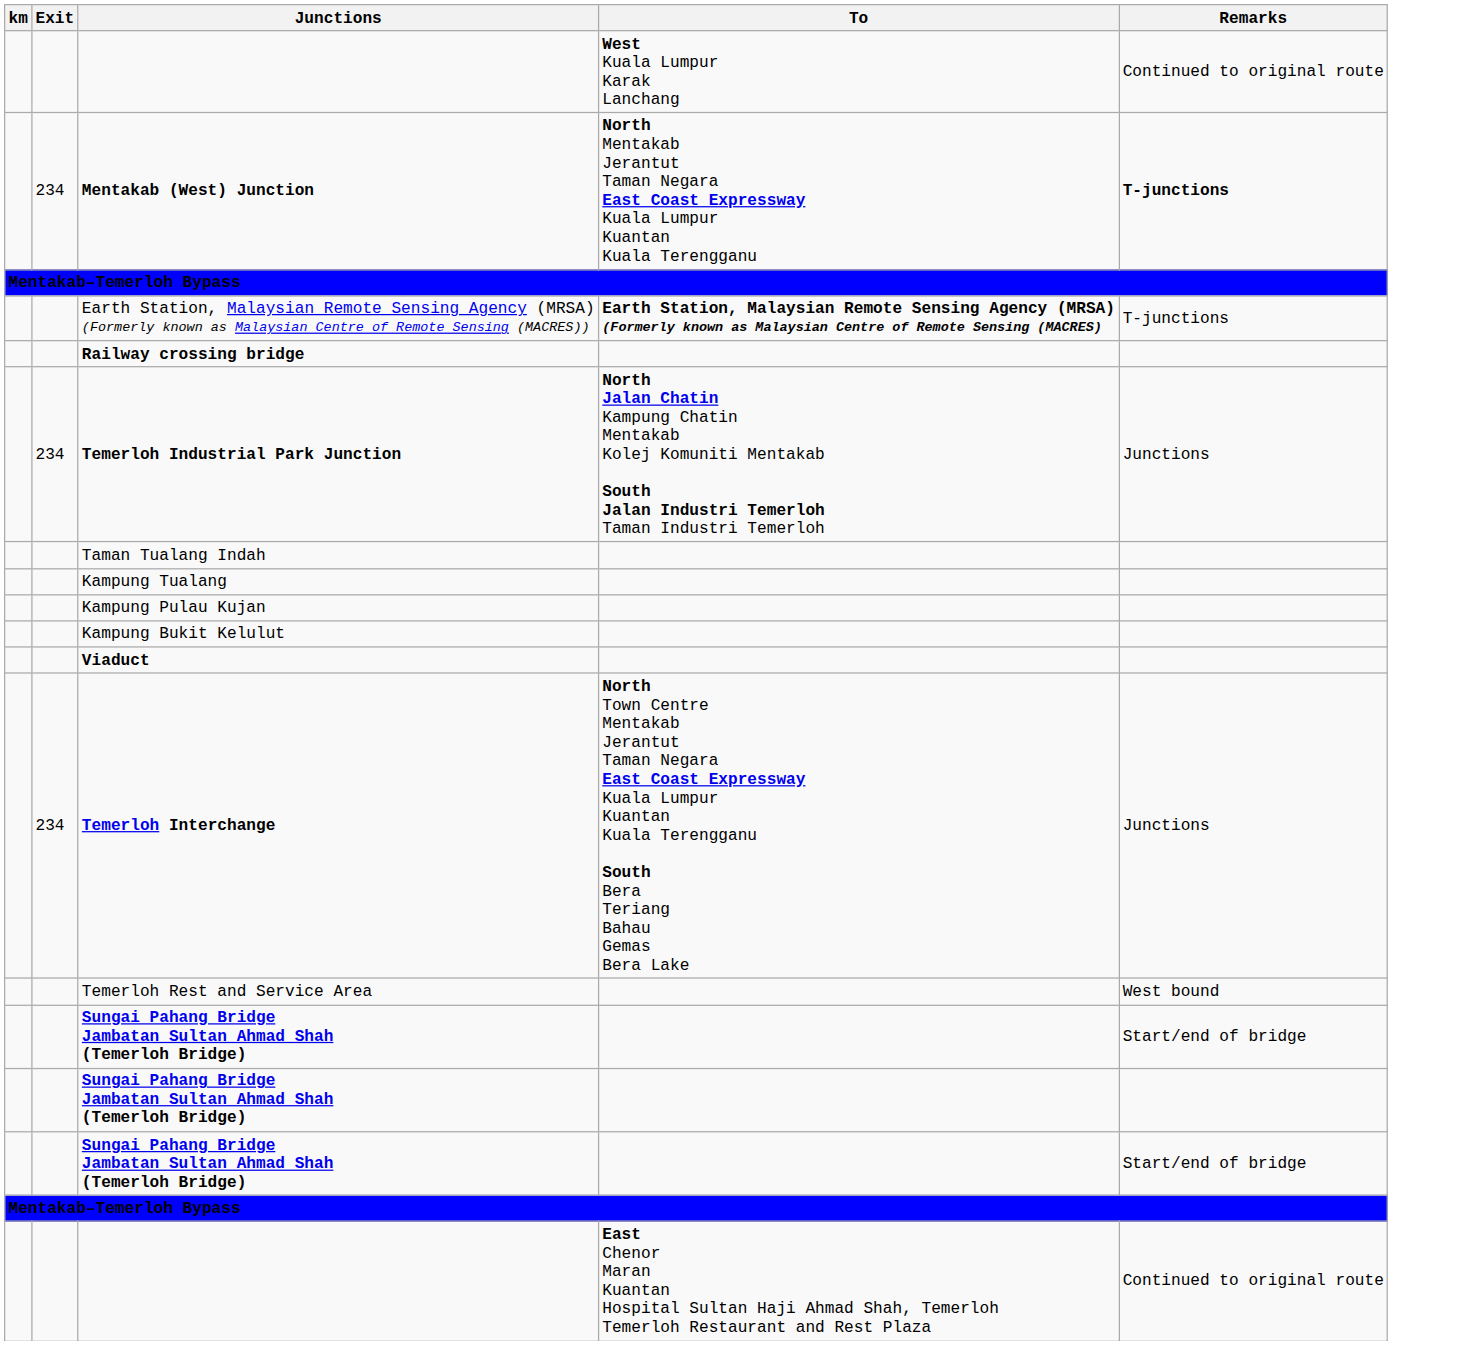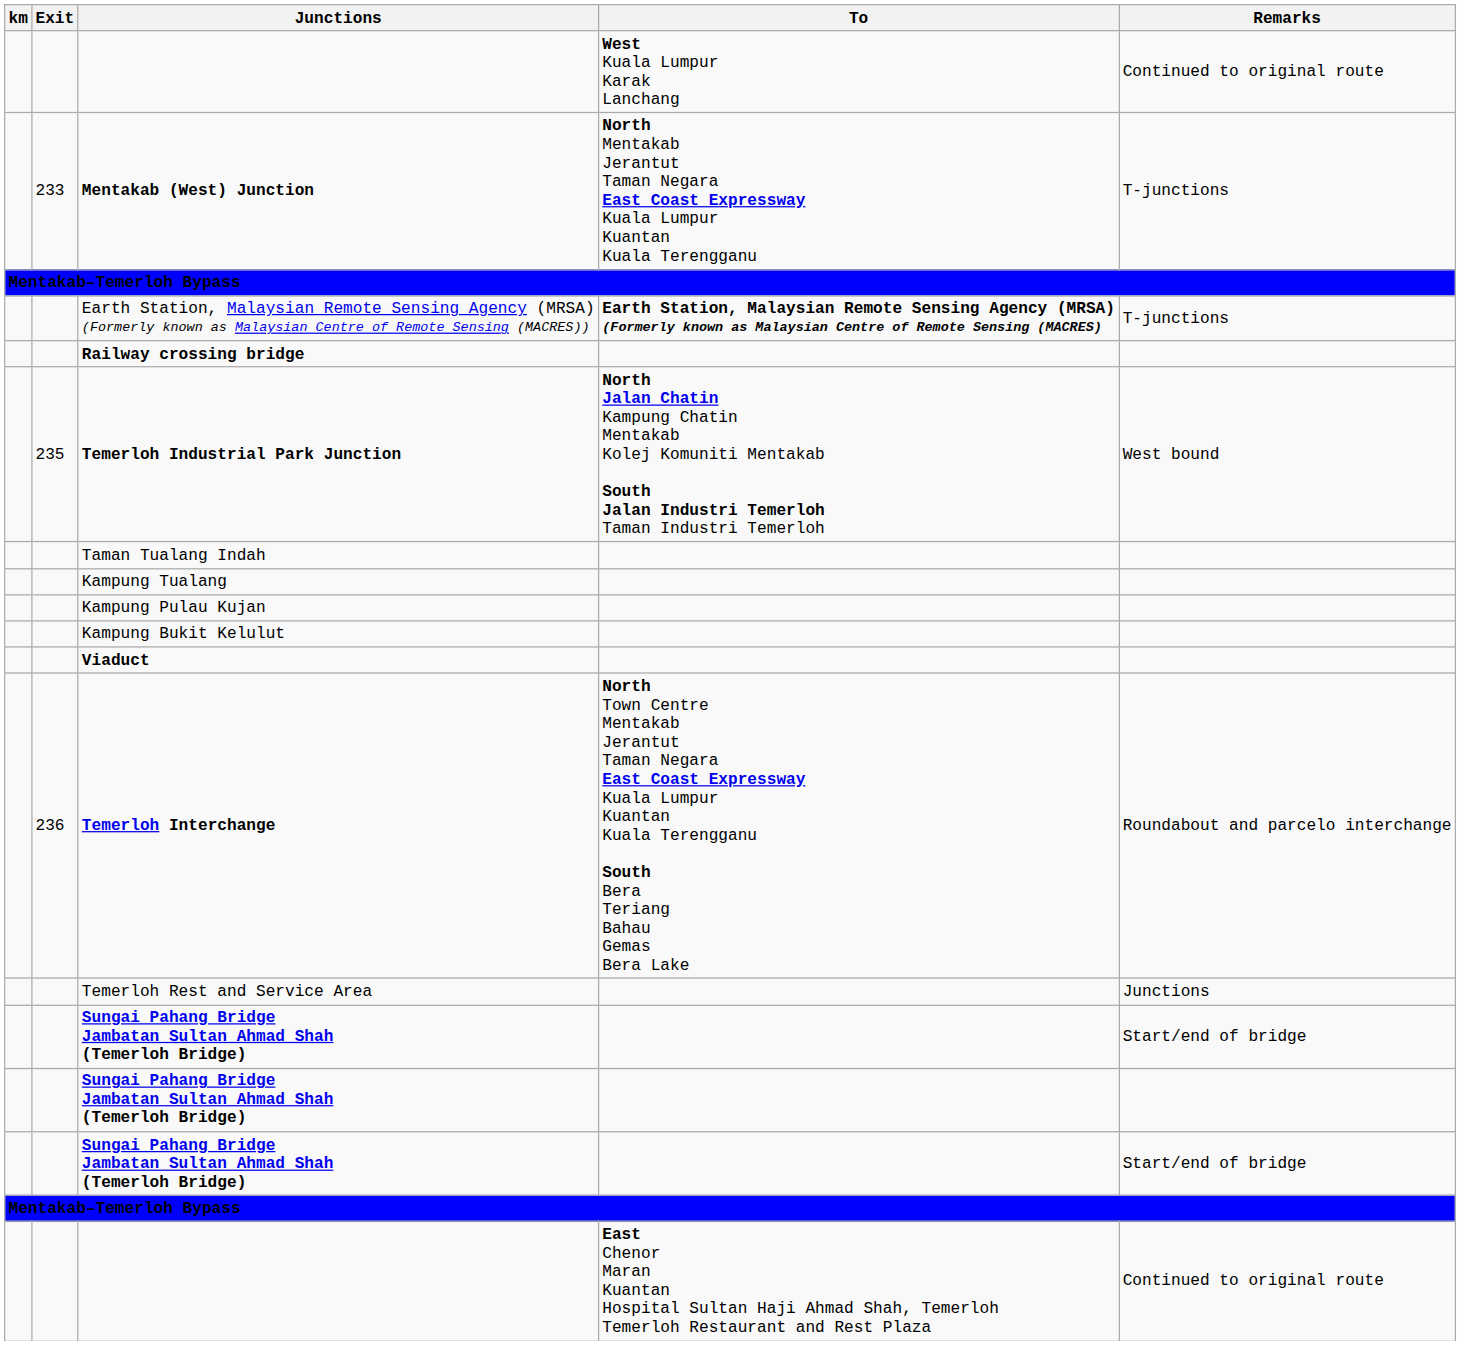(50, 191) 234 -> (50, 191) 233
(1176, 191) bold -> (1176, 191) normal
(50, 454) 234 -> (50, 454) 235
(1166, 454) Junctions -> (1171, 454) West bound
(50, 826) 234 -> (50, 826) 236
(1166, 826) Junctions -> (1287, 826) Roundabout and parcelo interchange
(1171, 992) West bound -> (1166, 992) Junctions
